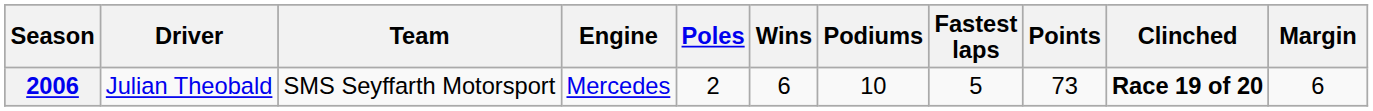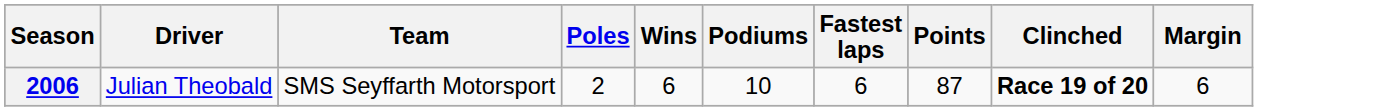- column: (618, 36)
(976, 87) 5 -> (861, 87) 6
(1065, 87) 73 -> (950, 87) 87
